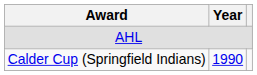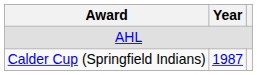(228, 59) 1990 -> (228, 59) 1987
